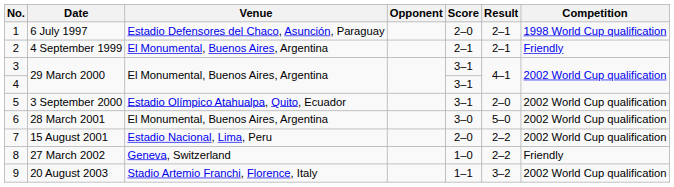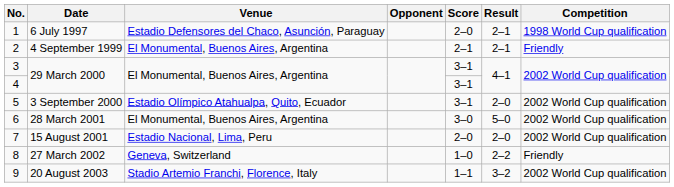(501, 137) 2–2 -> (501, 137) 2–0
